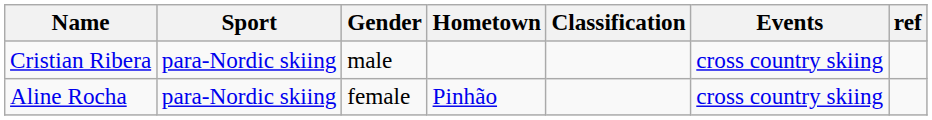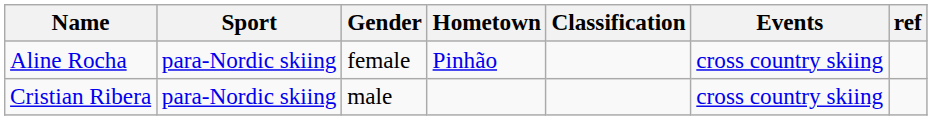rows swapped: (81, 59) <-> (68, 96)
